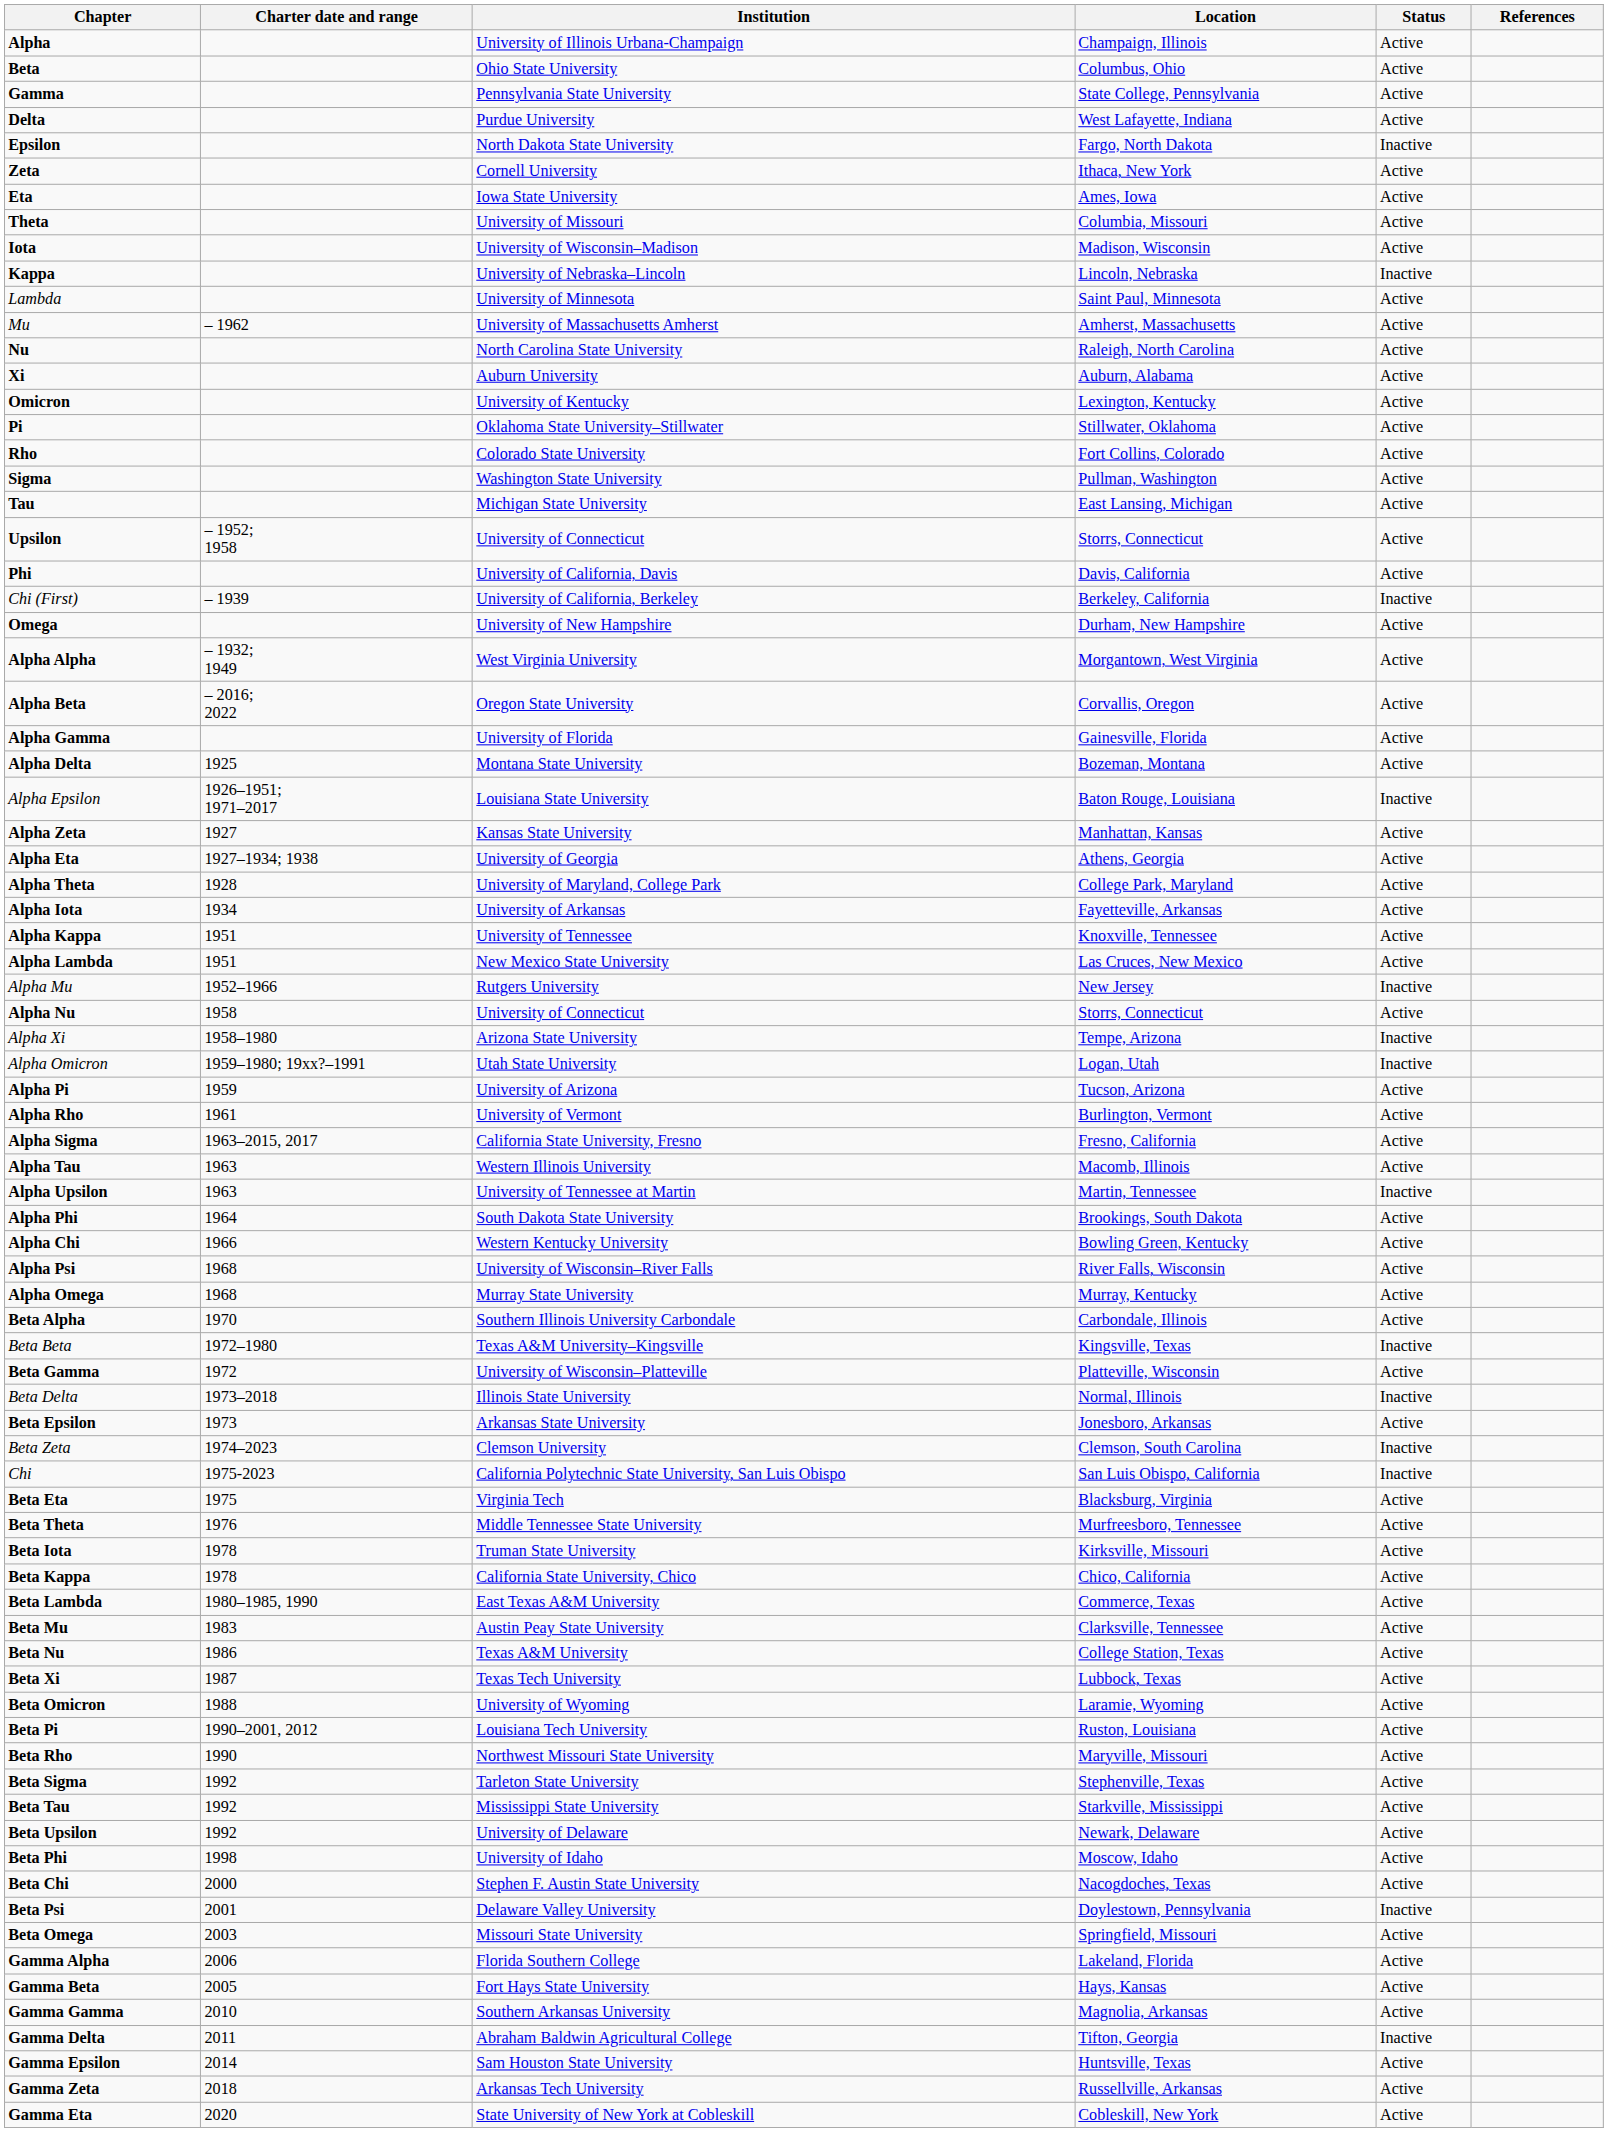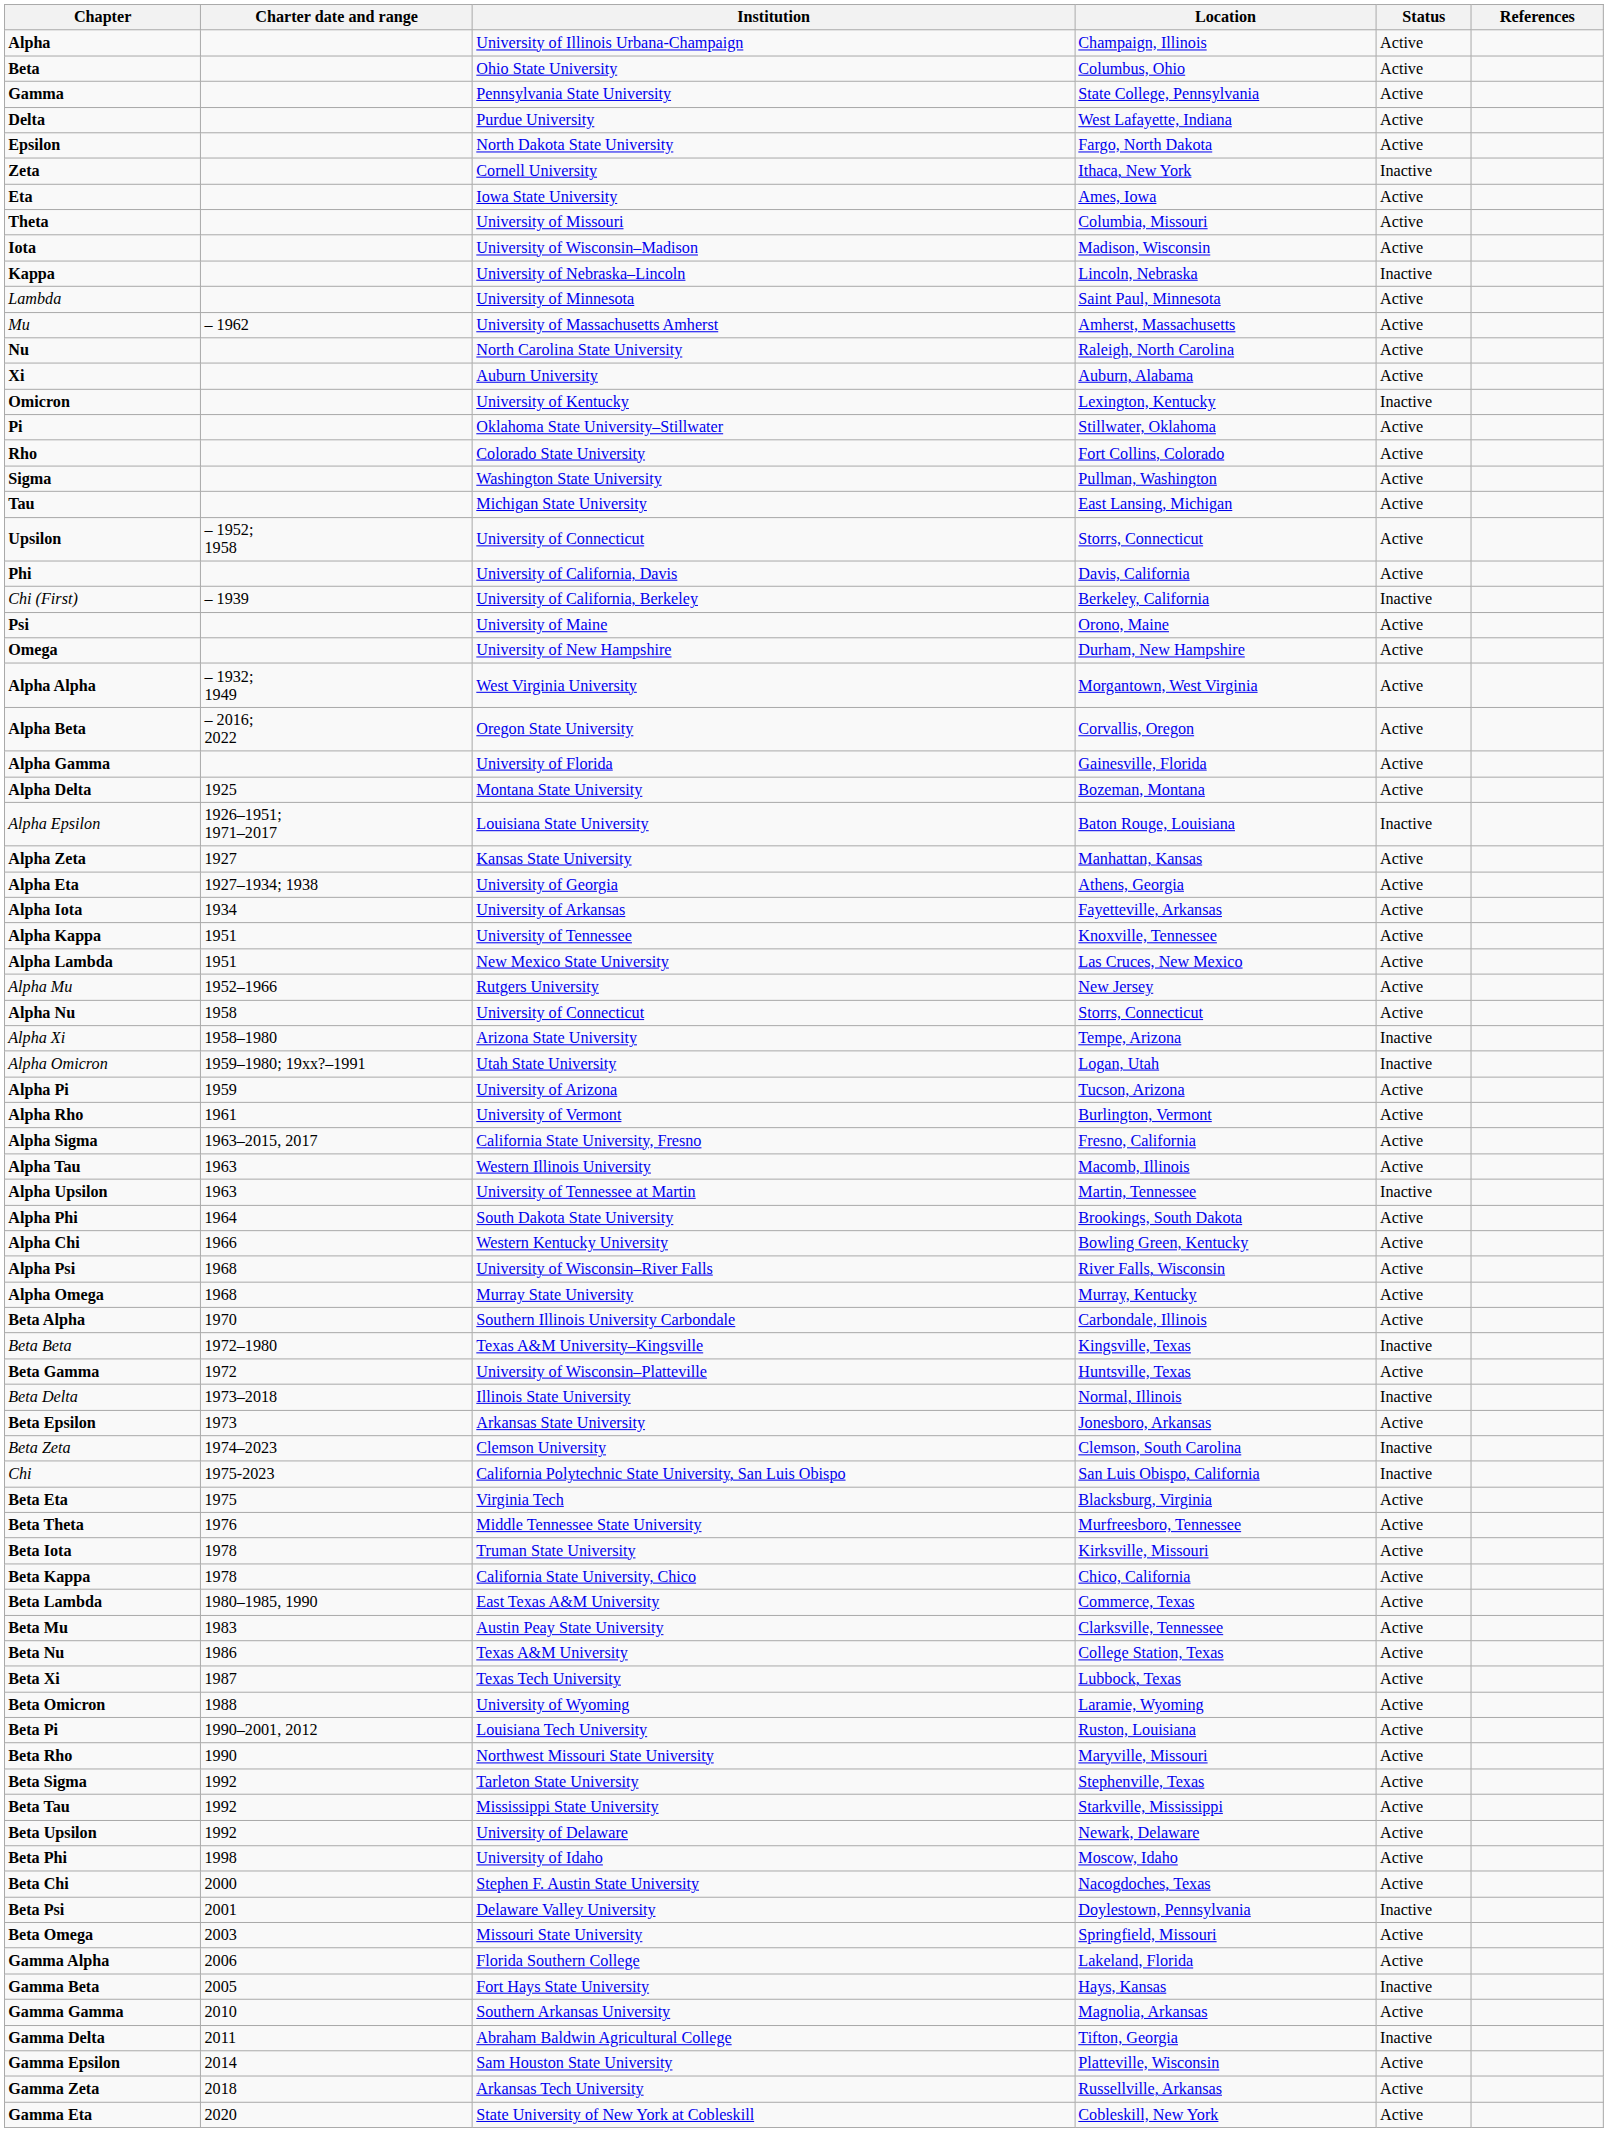(1406, 145) Inactive -> (1402, 145) Active
(1402, 171) Active -> (1406, 171) Inactive
(1402, 401) Active -> (1406, 401) Inactive
+ row: (19, 624)
- row: (51, 884)
(1406, 987) Inactive -> (1402, 987) Active
(1149, 1371) Platteville, Wisconsin -> (1135, 1371) Huntsville, Texas
(1402, 1986) Active -> (1406, 1986) Inactive
(1135, 2063) Huntsville, Texas -> (1149, 2063) Platteville, Wisconsin
